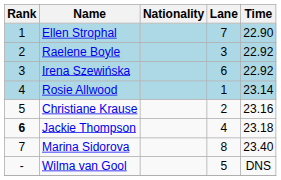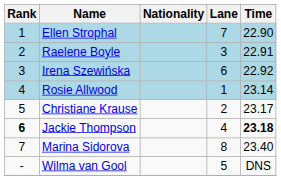(258, 52) 22.92 -> (258, 52) 22.91
(258, 109) 23.16 -> (258, 109) 23.17
(258, 128) normal -> (258, 128) bold
